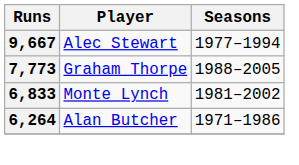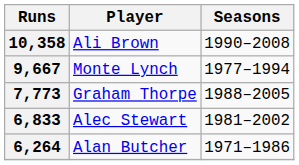+ row: (37, 43)
(121, 43) Alec Stewart -> (125, 69) Monte Lynch
(116, 95) Monte Lynch -> (130, 121) Alec Stewart
